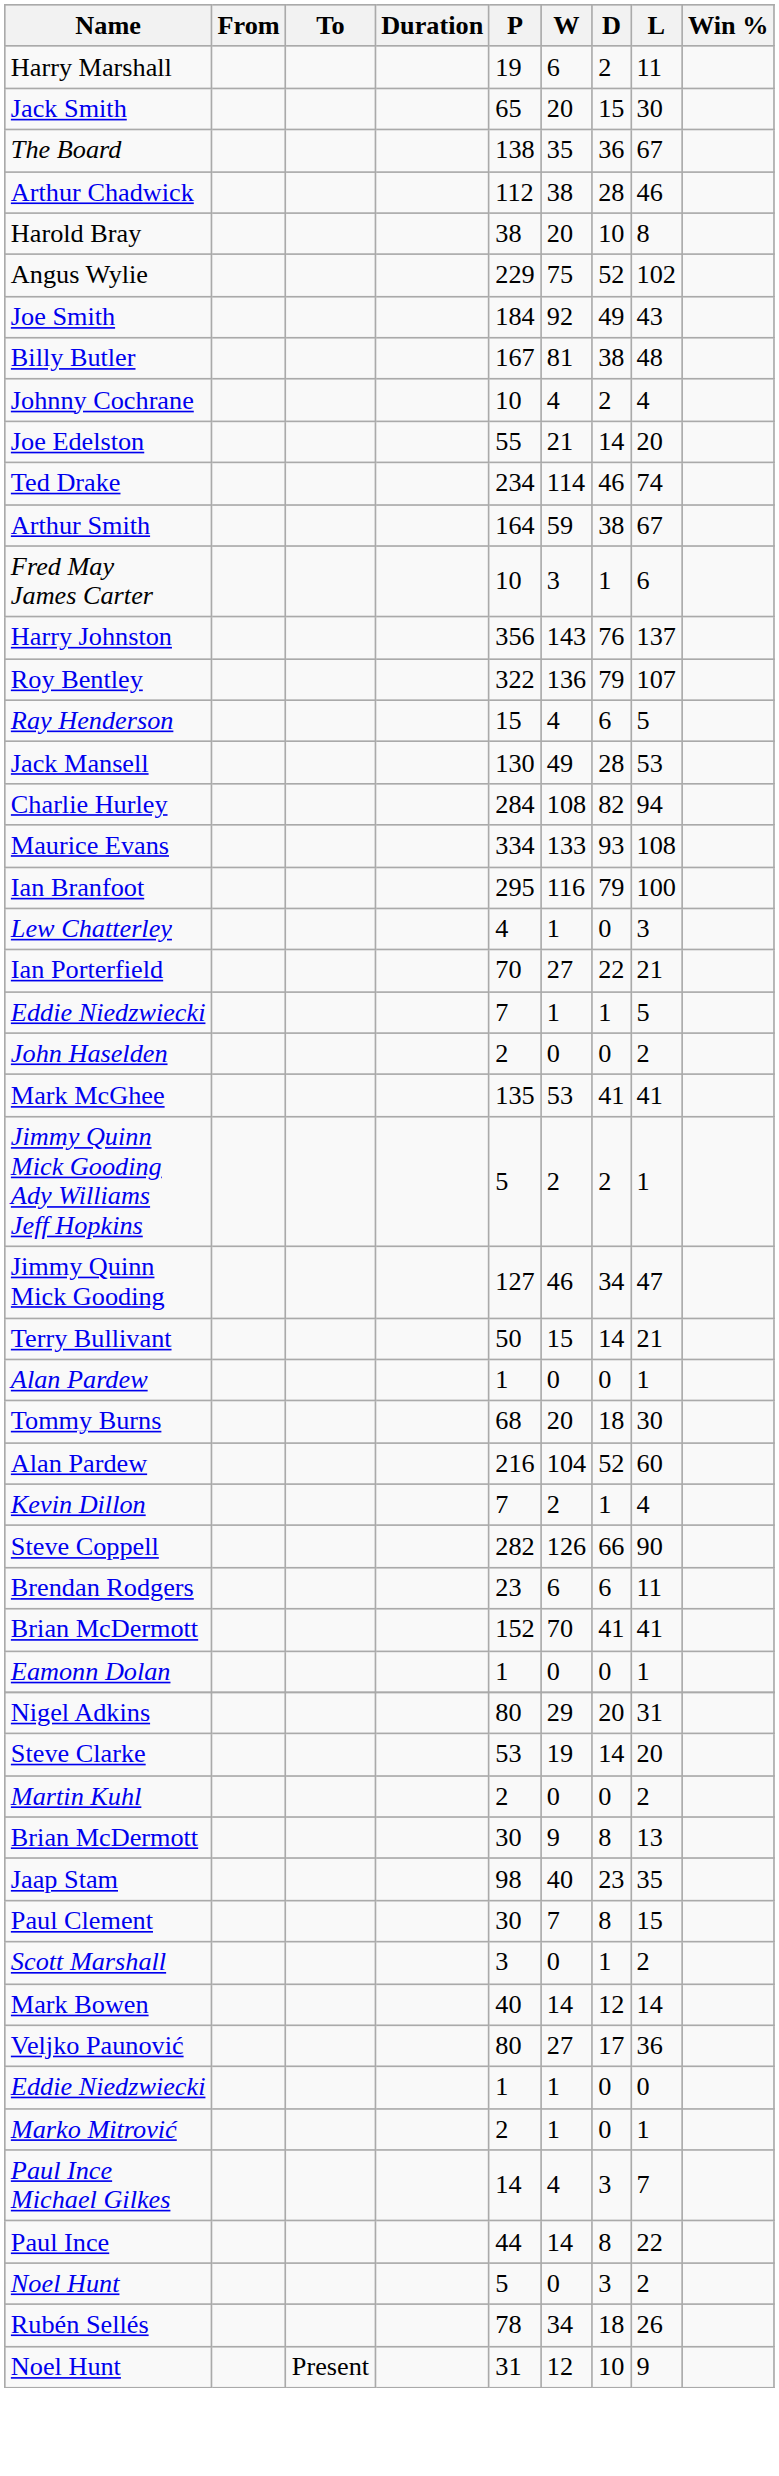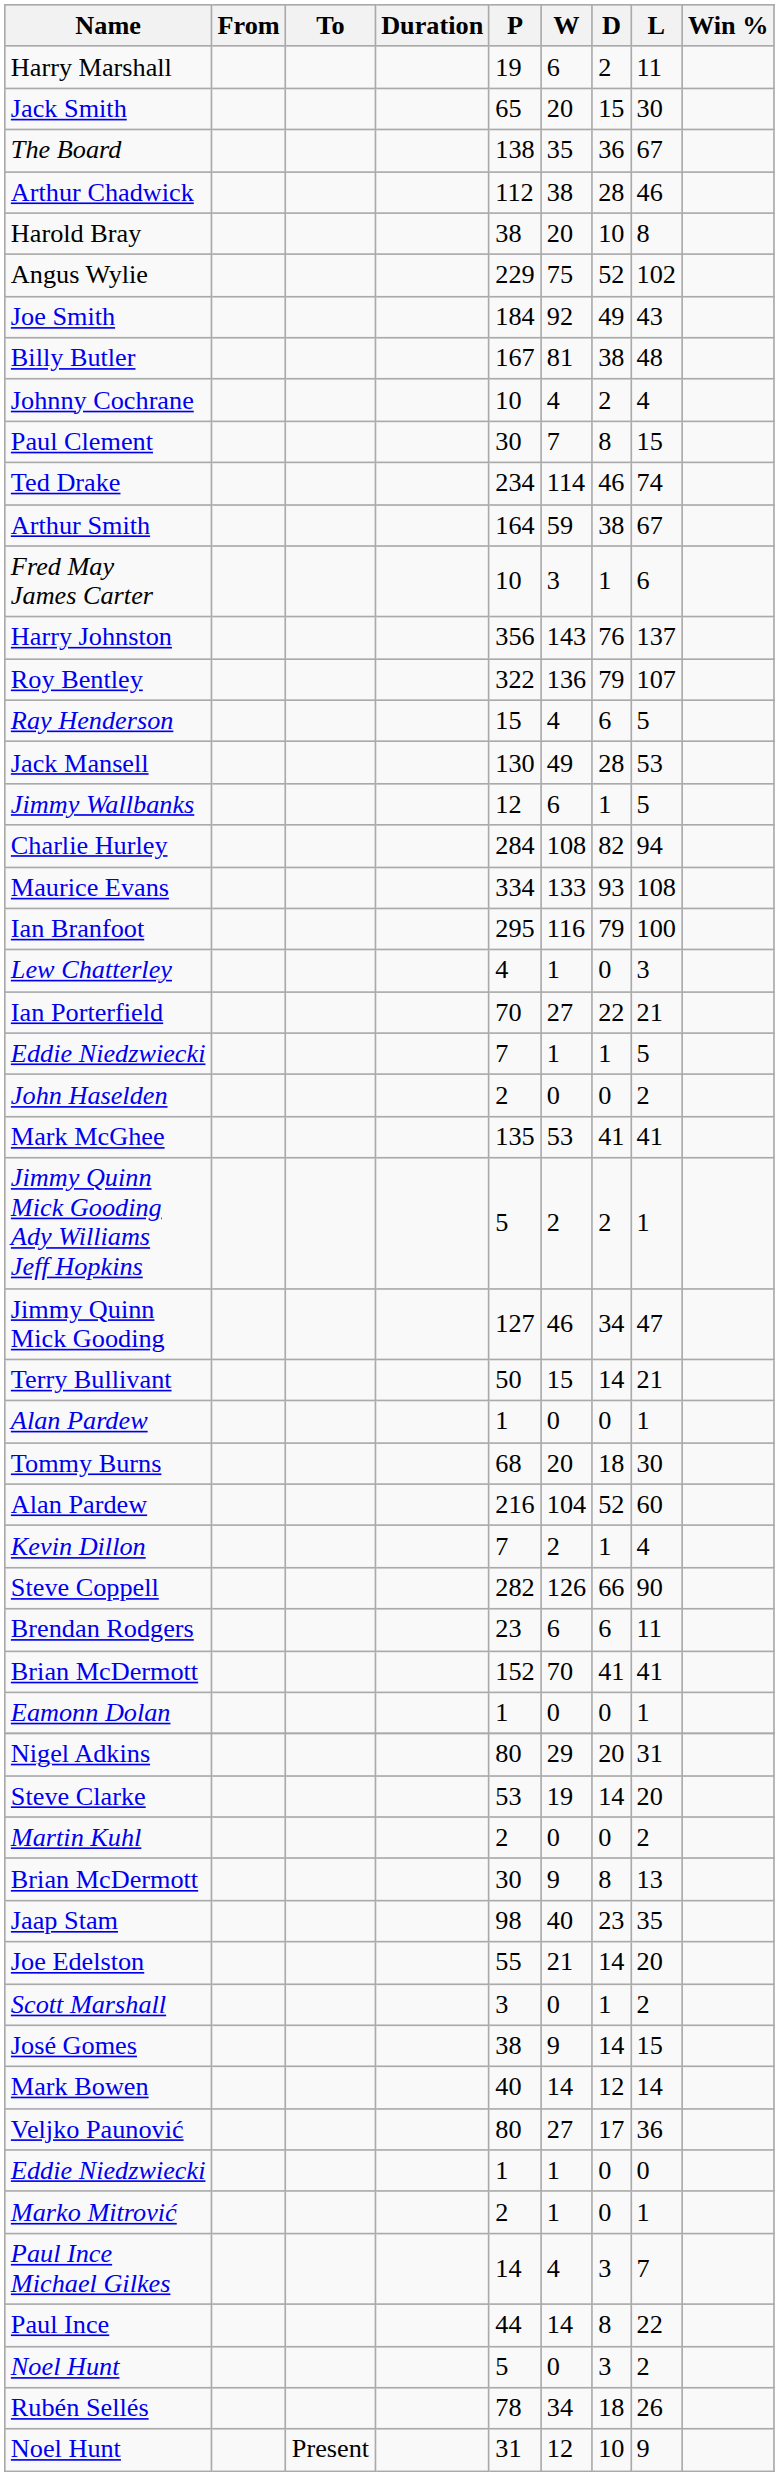rows swapped: (78, 441) <-> (82, 1920)
+ row: (103, 803)
+ row: (74, 2045)
